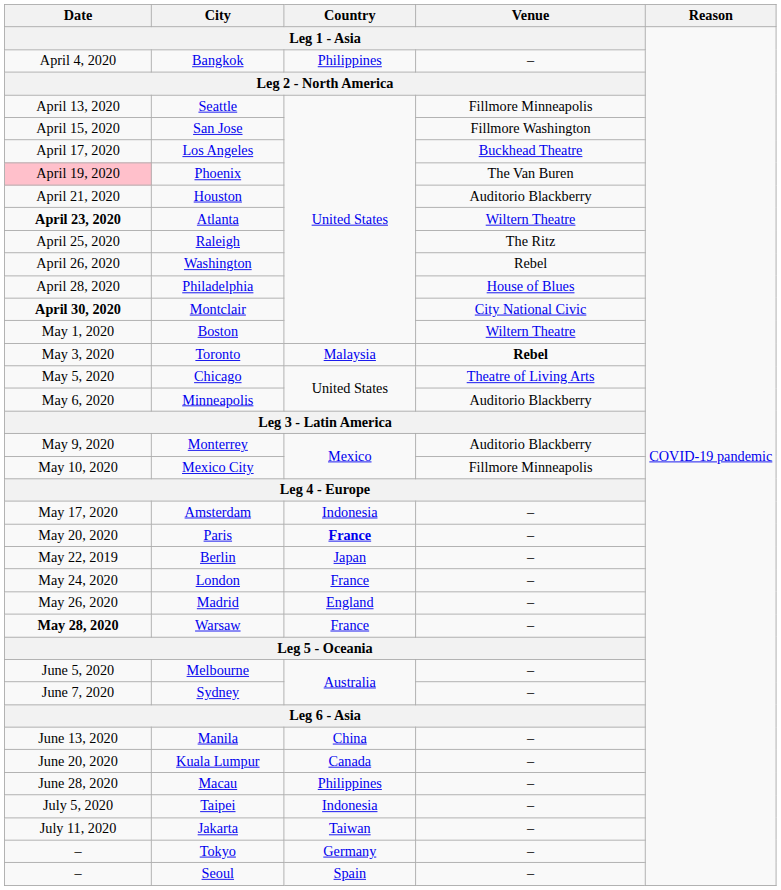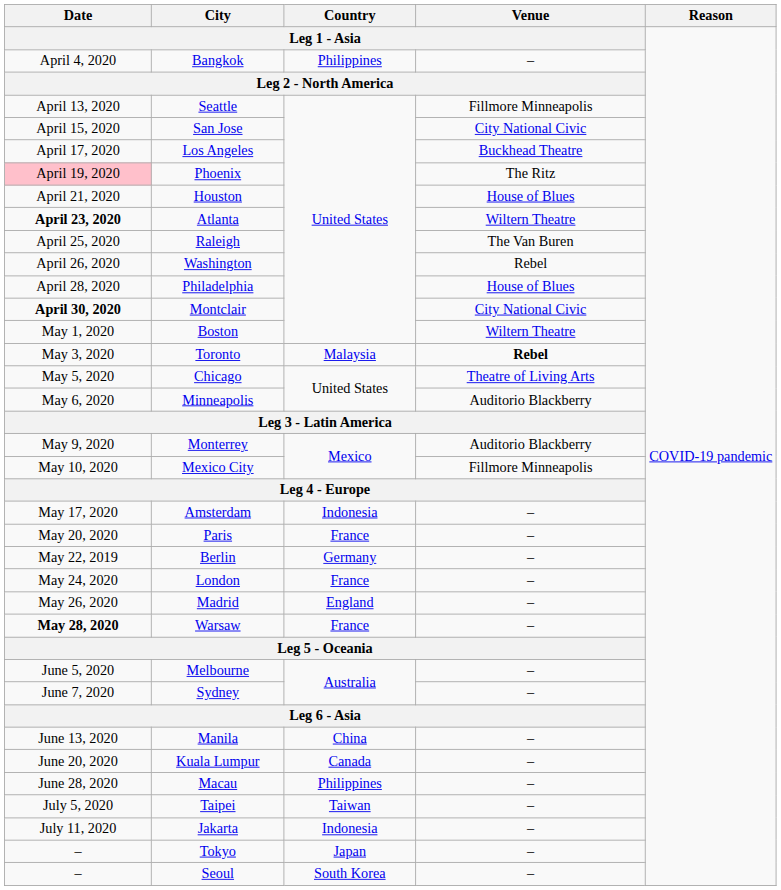(531, 128) Fillmore Washington -> (531, 128) City National Civic
(531, 173) The Van Buren -> (531, 173) The Ritz
(531, 196) Auditorio Blackberry -> (531, 196) House of Blues
(531, 241) The Ritz -> (531, 241) The Van Buren
(350, 535) bold -> (350, 535) normal
(350, 557) Japan -> (350, 557) Germany
(350, 806) Indonesia -> (350, 806) Taiwan
(350, 828) Taiwan -> (350, 828) Indonesia
(350, 851) Germany -> (350, 851) Japan
(350, 873) Spain -> (350, 873) South Korea
